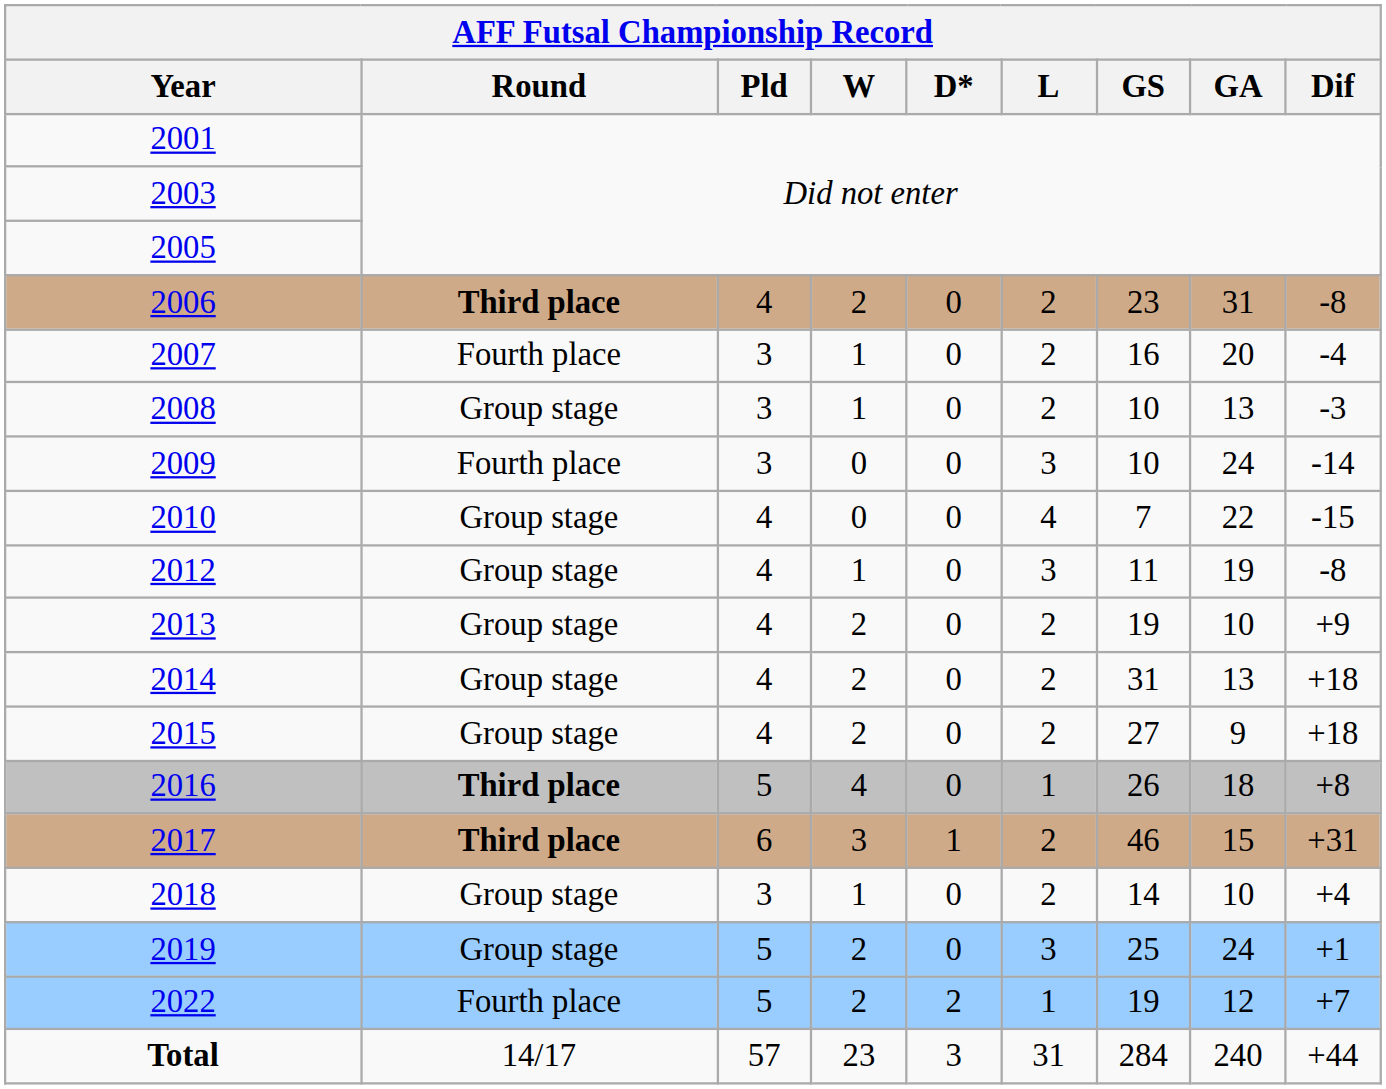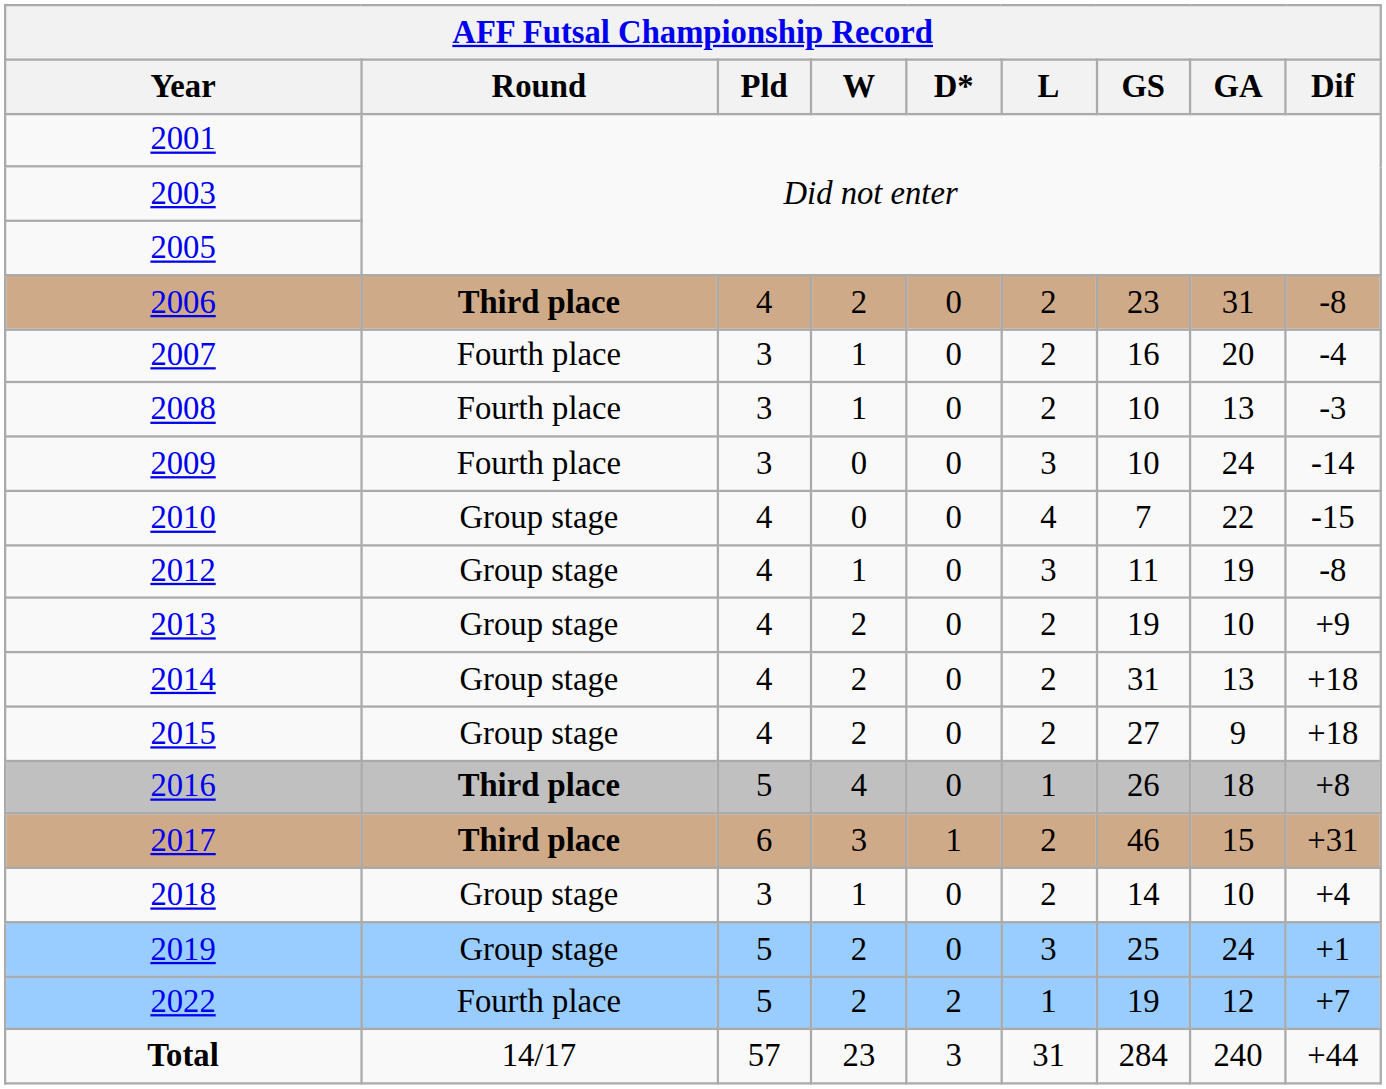(539, 409) Group stage -> (539, 409) Fourth place
